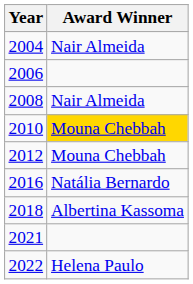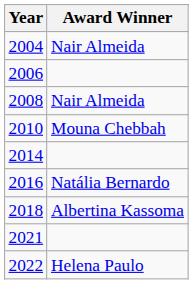(108, 127) gold background -> (108, 127) no background
- row: (26, 155)
+ row: (26, 155)
